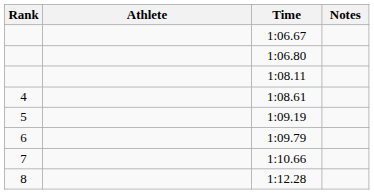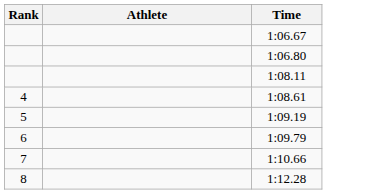- column: (345, 14)
